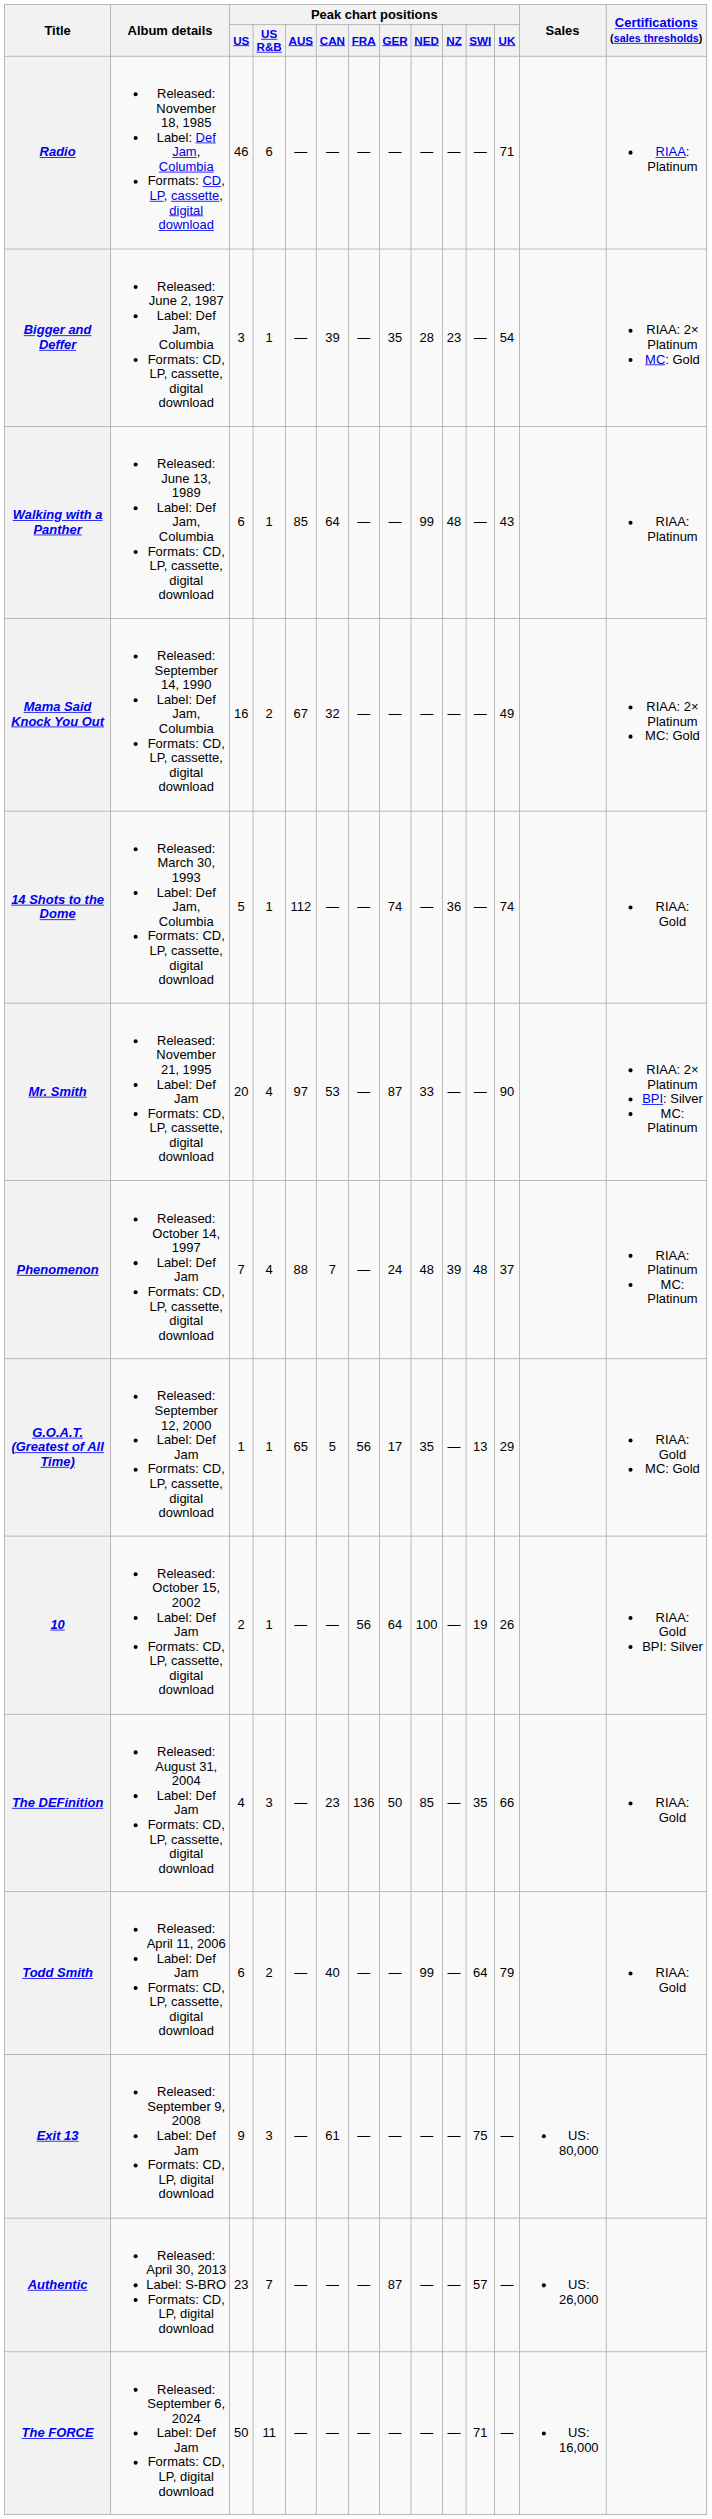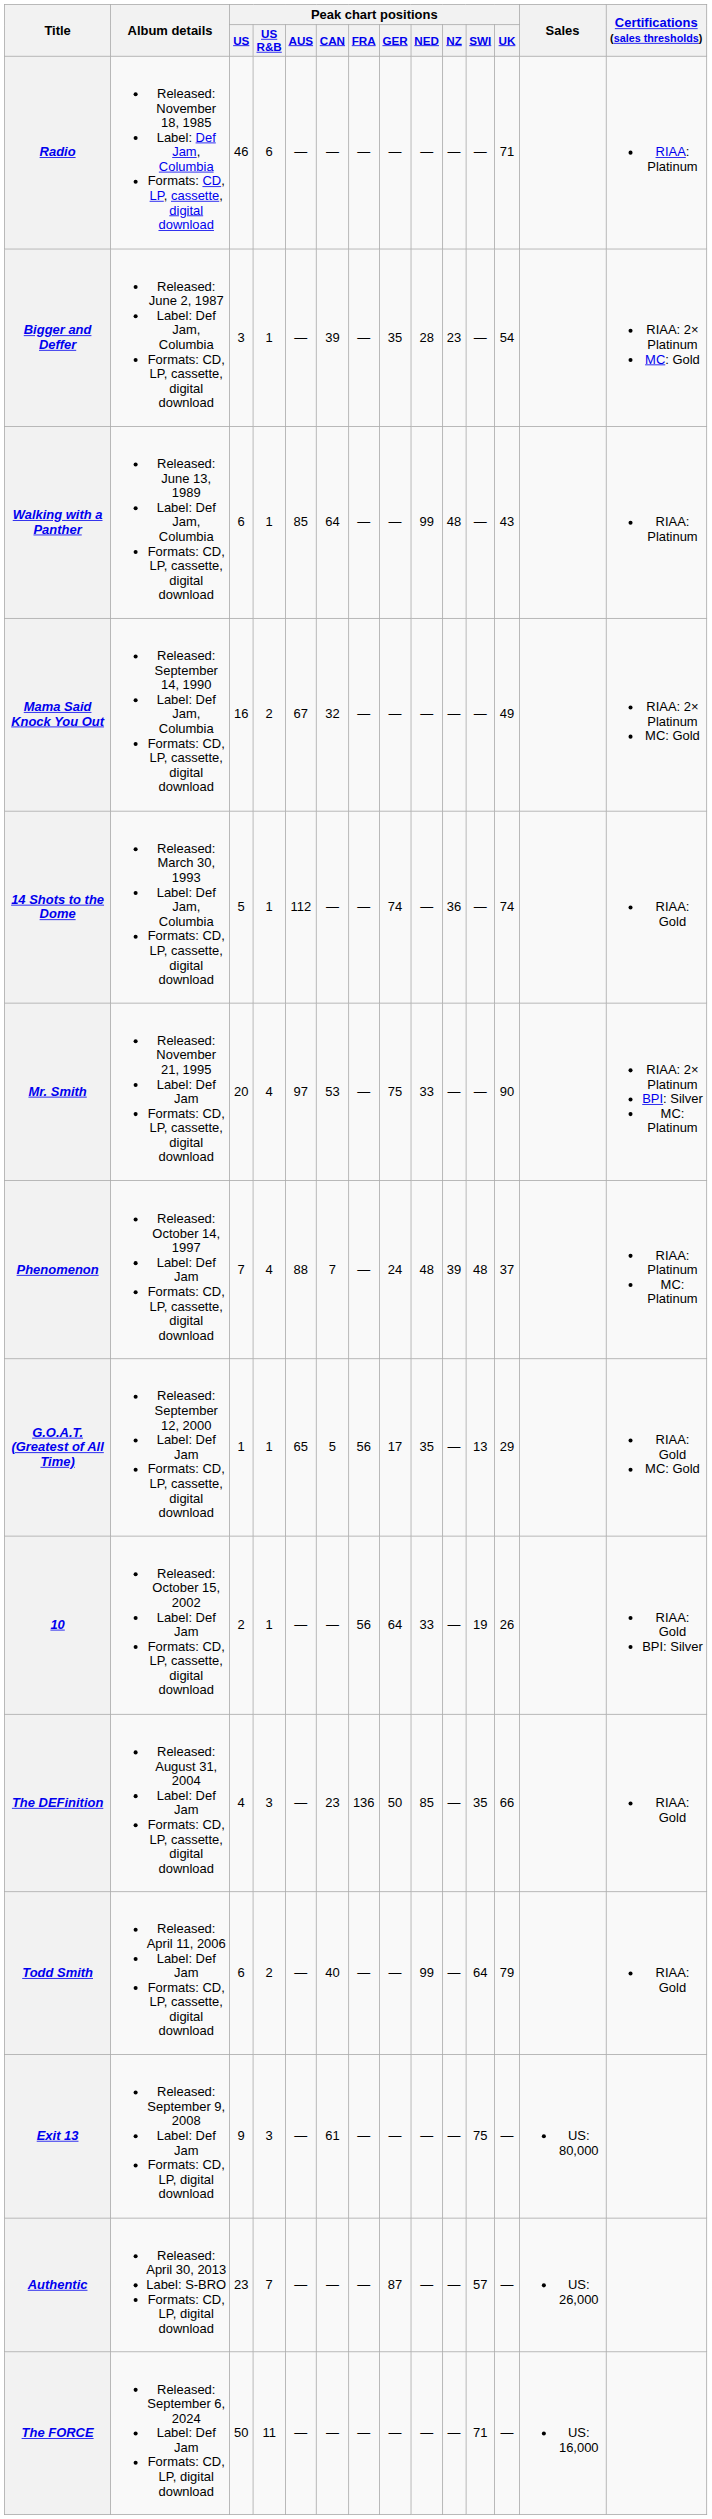(395, 1092) 87 -> (395, 1092) 75
(427, 1625) 100 -> (427, 1625) 33
